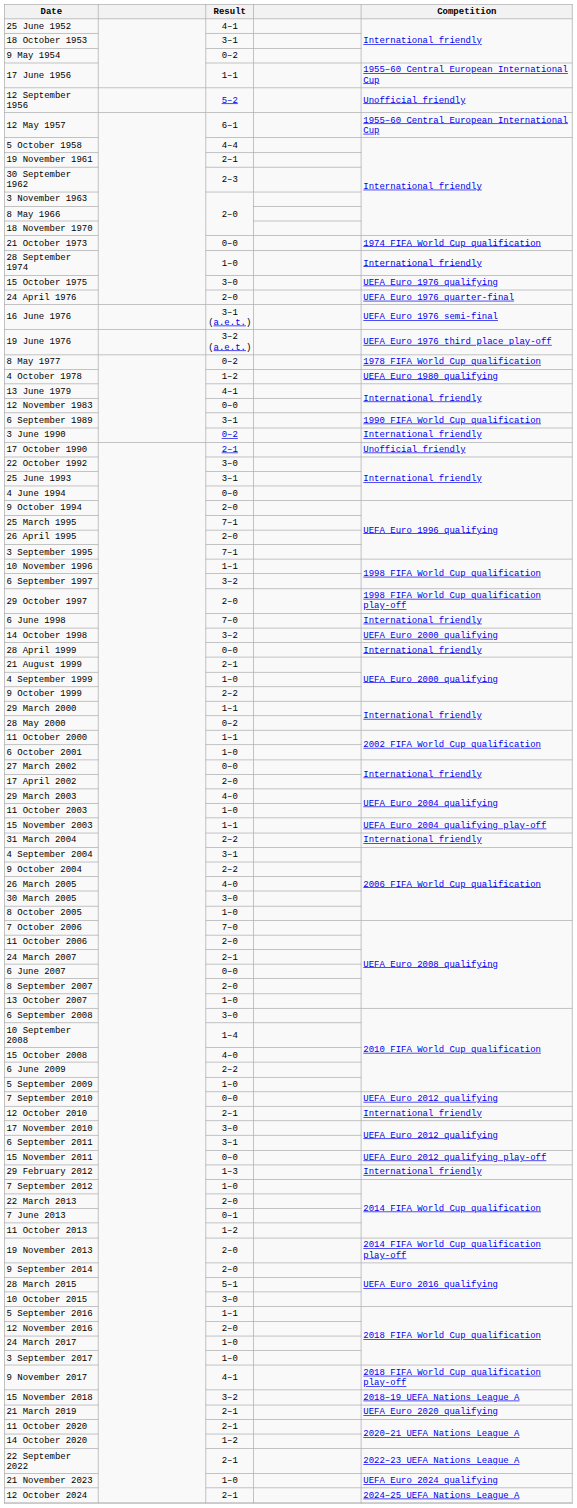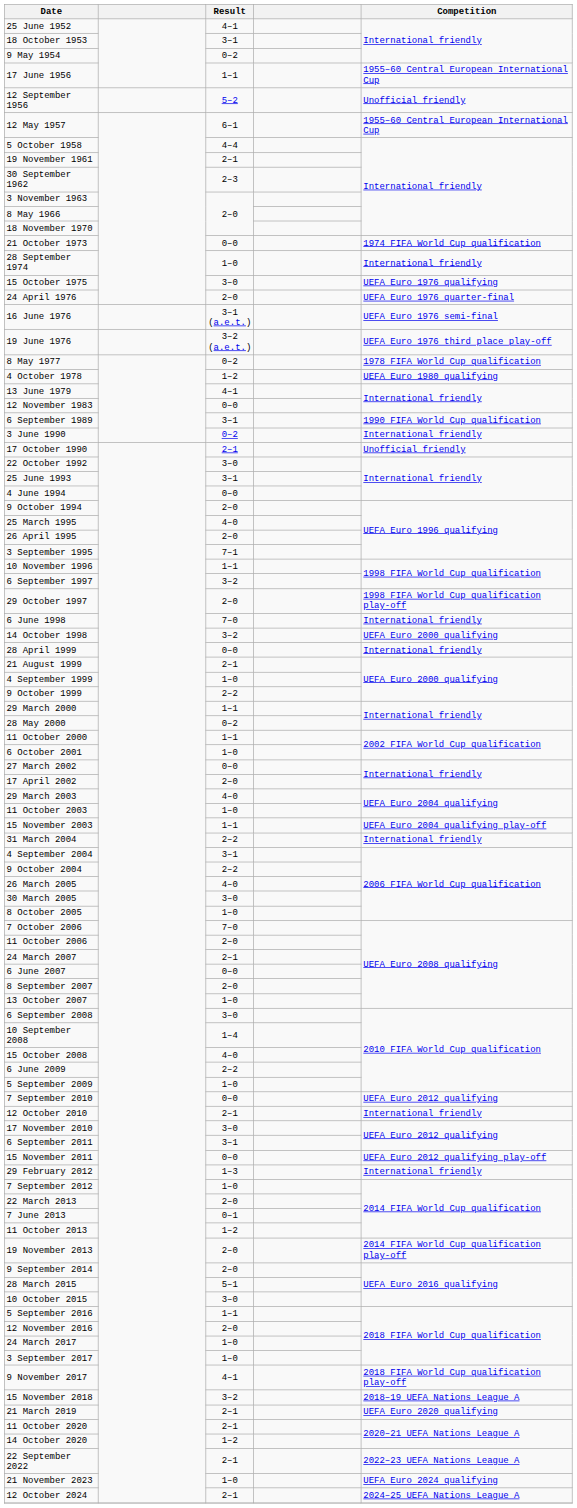(230, 523) 7–1 -> (230, 523) 4–0
